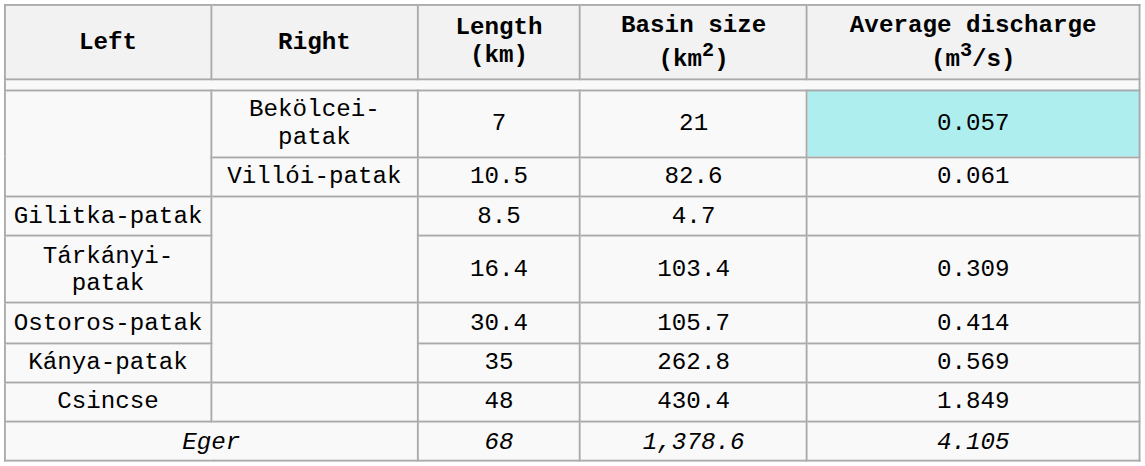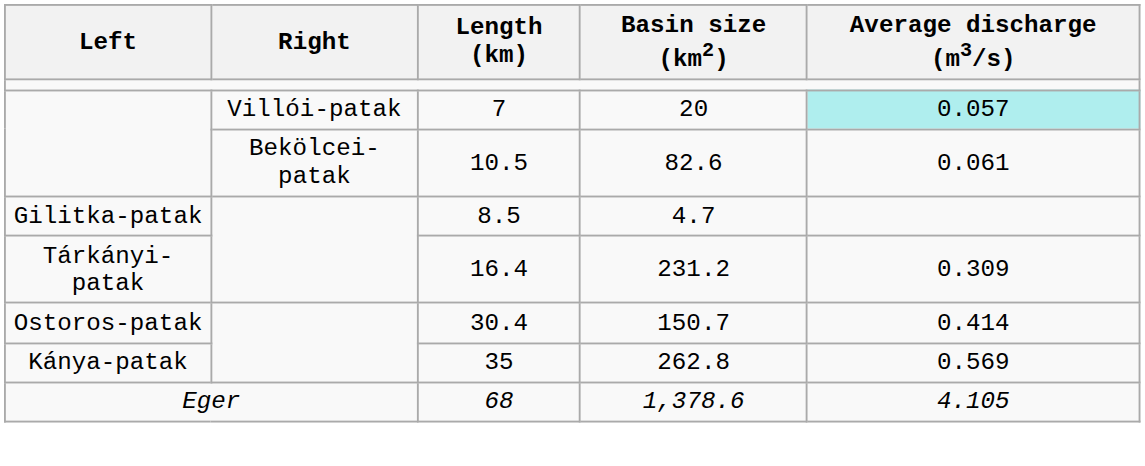(314, 124) Bekölcei-patak -> (314, 110) Villói-patak
(694, 124) 21 -> (694, 110) 20
(314, 177) Villói-patak -> (314, 163) Bekölcei-patak
(694, 270) 103.4 -> (694, 270) 231.2
(694, 323) 105.7 -> (694, 323) 150.7
- row: (499, 402)
